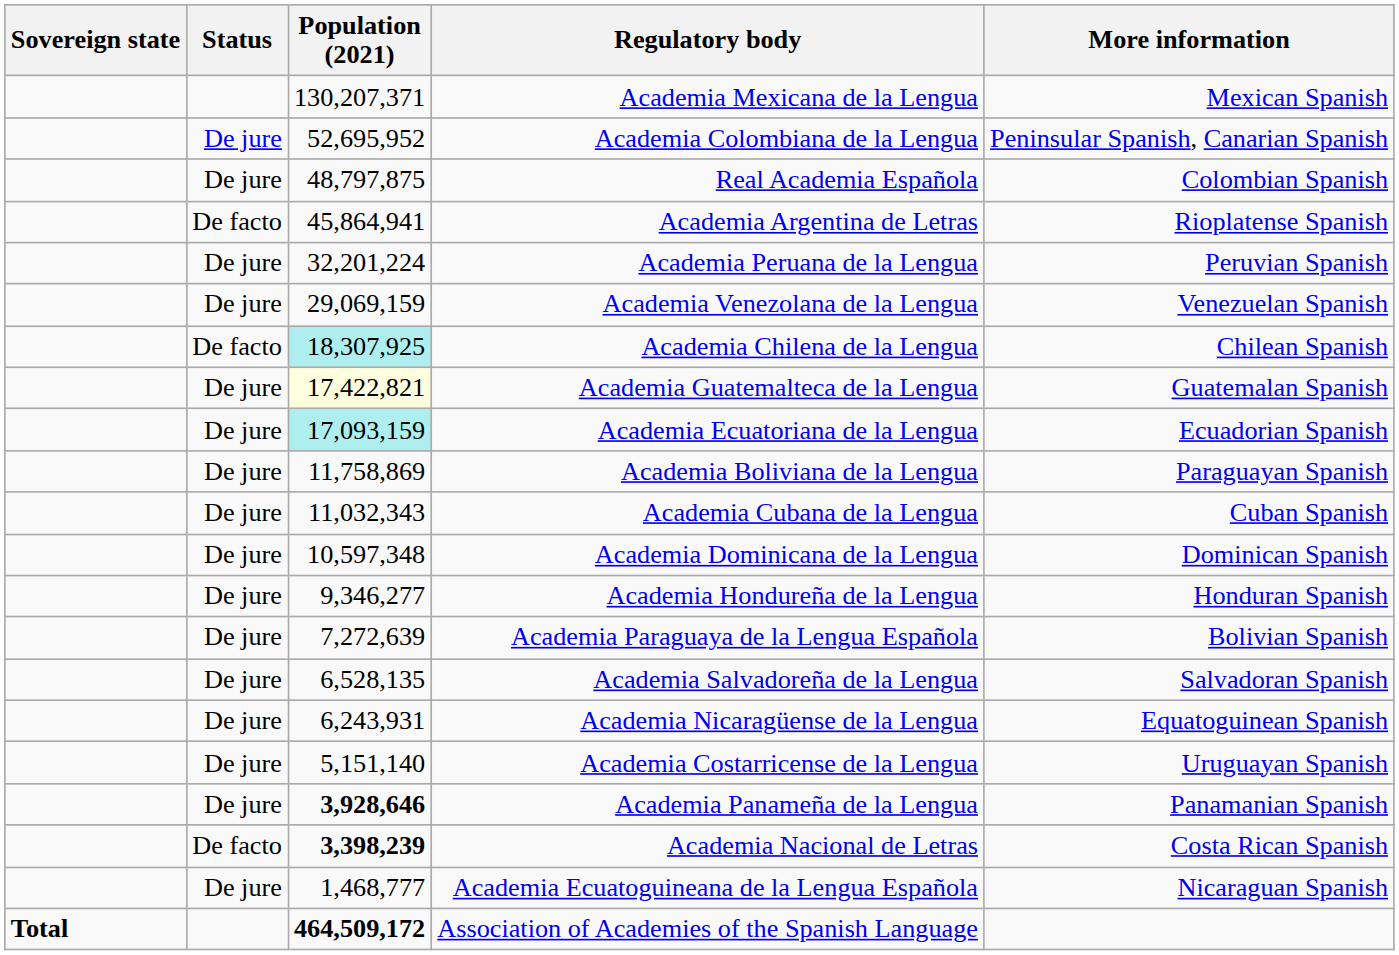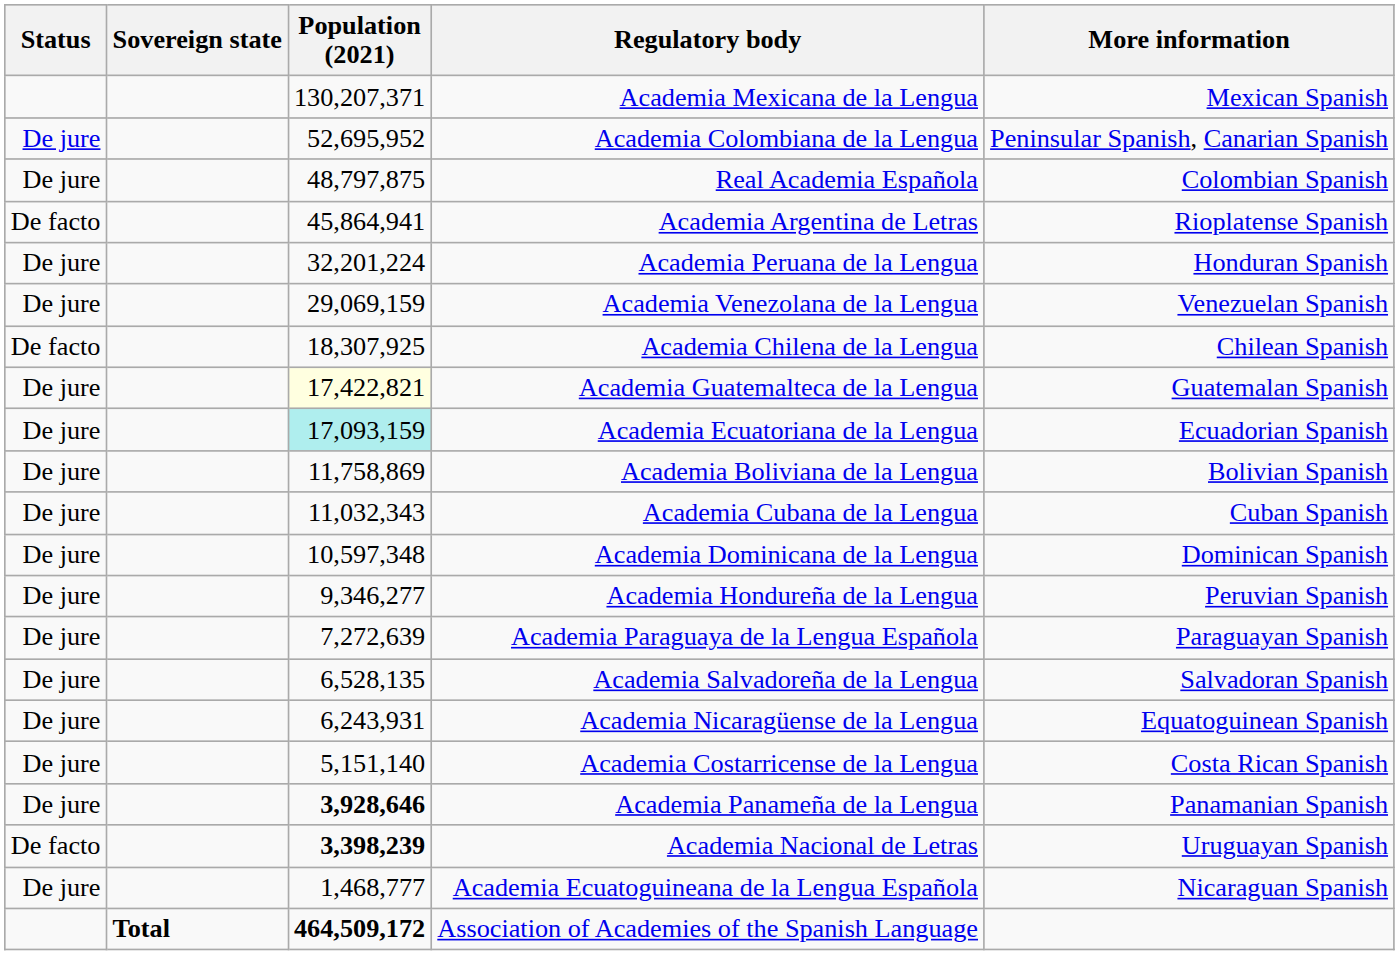columns swapped: (96, 40) <-> (237, 40)
(1297, 262) Peruvian Spanish -> (1291, 262) Honduran Spanish
(366, 346) paleturquoise background -> (366, 346) no background
(1282, 470) Paraguayan Spanish -> (1298, 470) Bolivian Spanish
(1291, 595) Honduran Spanish -> (1297, 595) Peruvian Spanish
(1298, 637) Bolivian Spanish -> (1282, 637) Paraguayan Spanish
(1285, 762) Uruguayan Spanish -> (1279, 762) Costa Rican Spanish
(1279, 845) Costa Rican Spanish -> (1285, 845) Uruguayan Spanish
